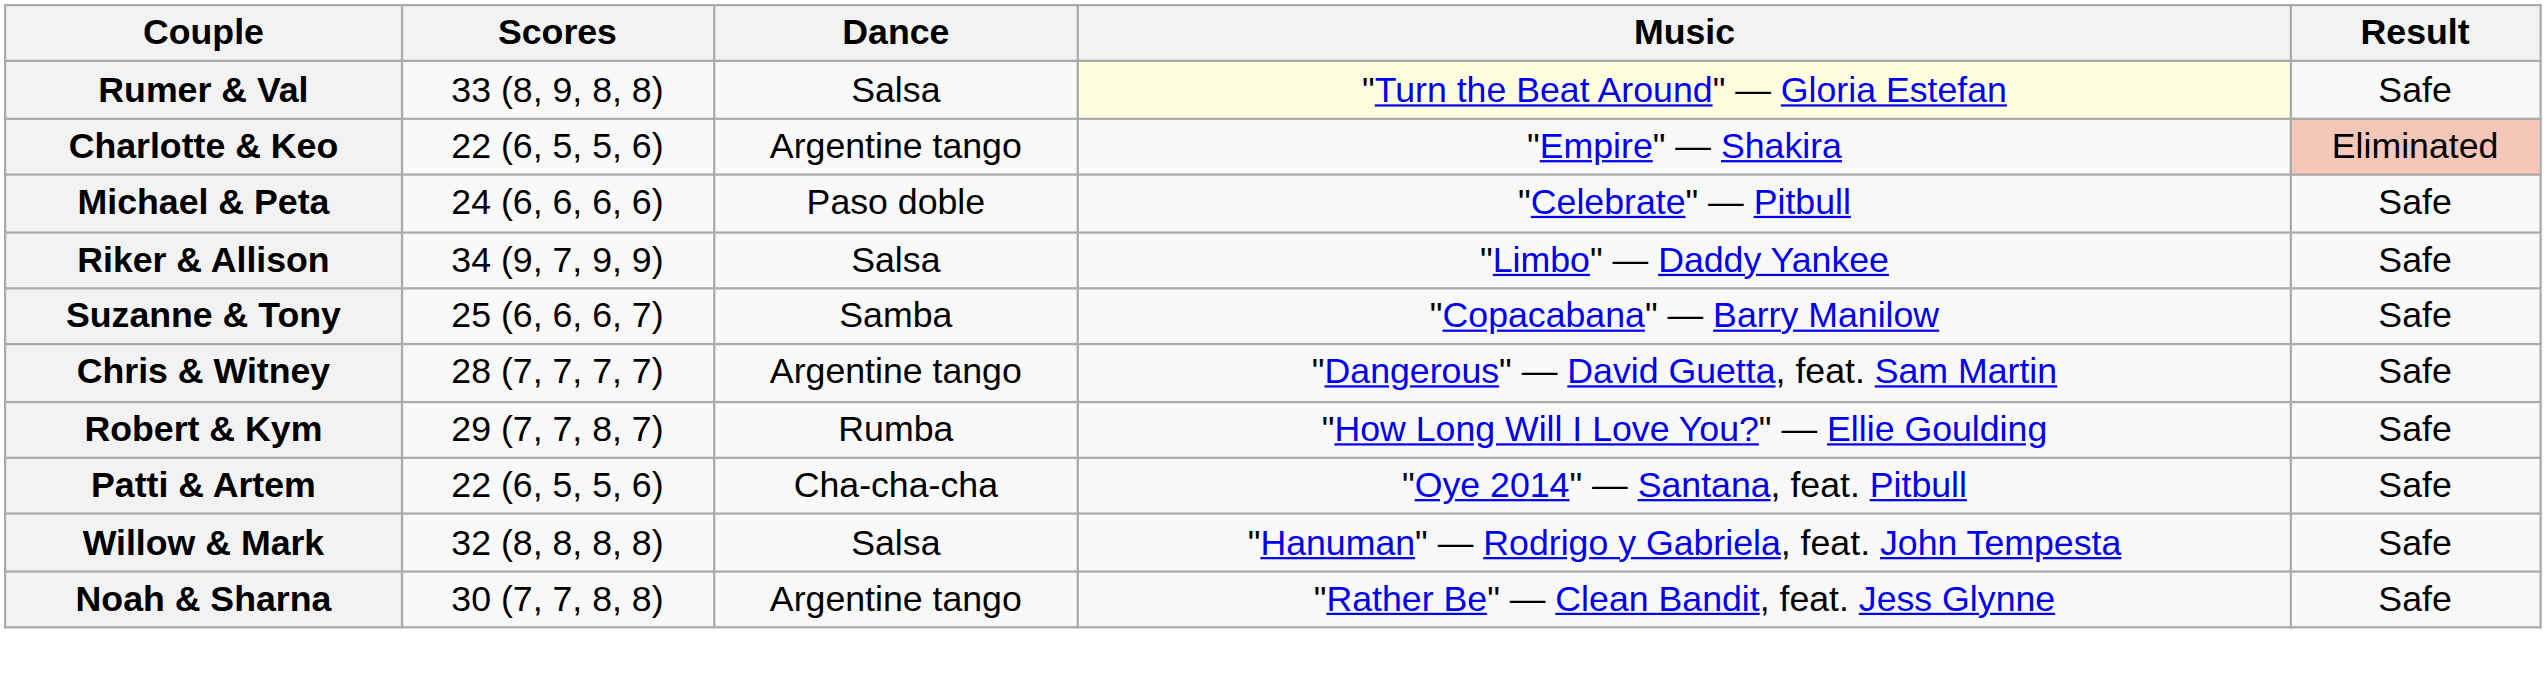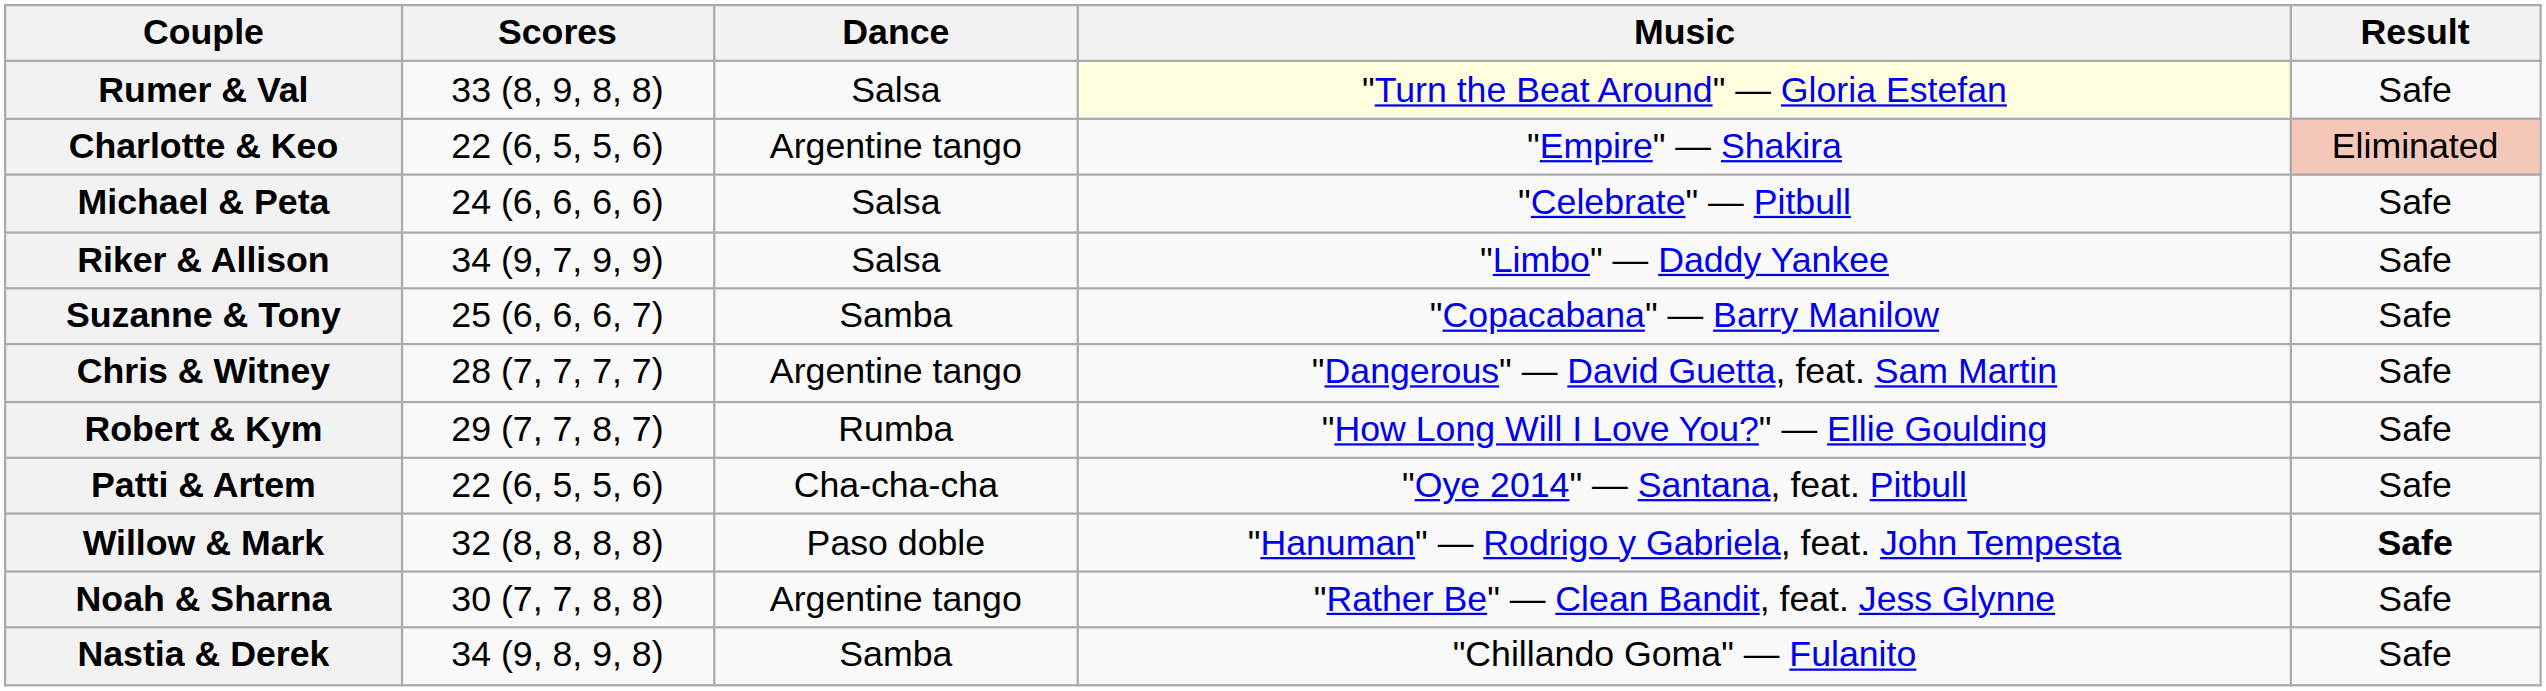(896, 202) Paso doble -> (896, 202) Salsa
(896, 542) Salsa -> (896, 542) Paso doble
(2415, 542) normal -> (2415, 542) bold
+ row: (203, 655)
